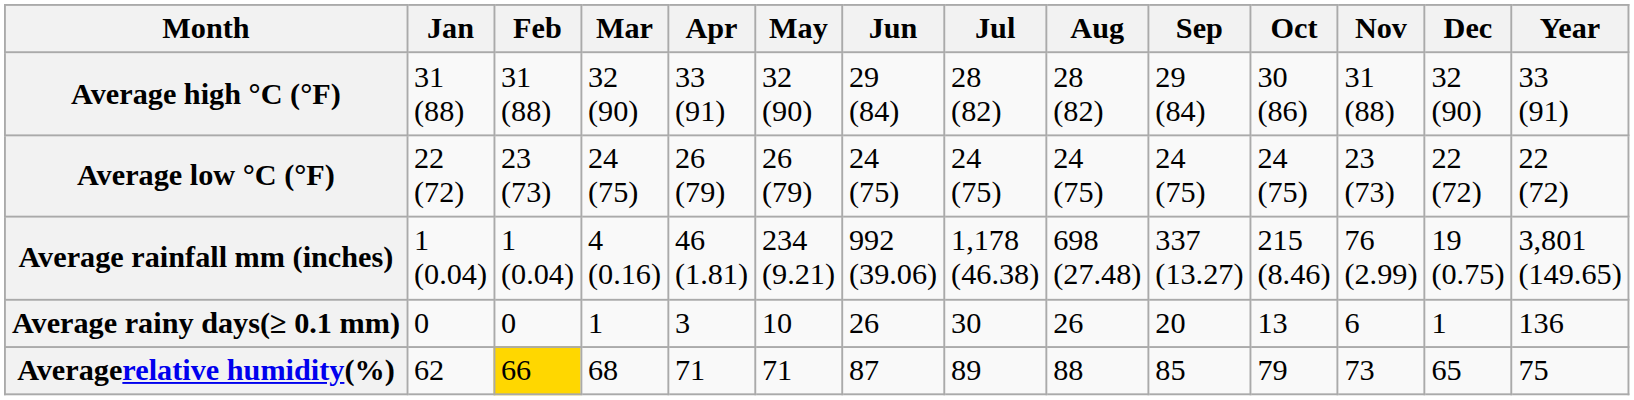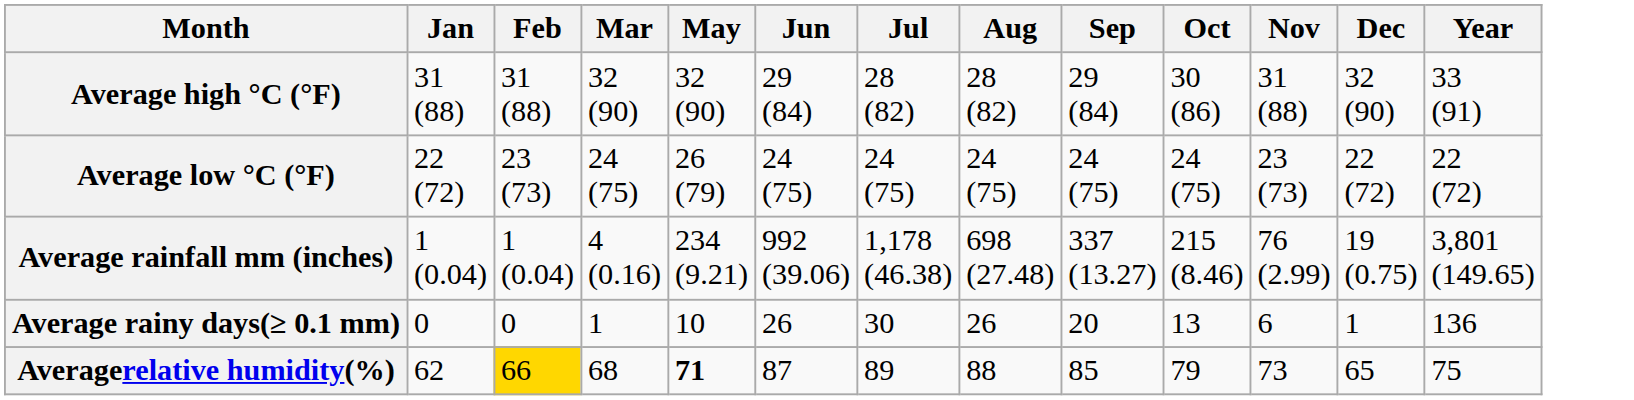- column: (711, 28)
(777, 370) normal -> (690, 370) bold
